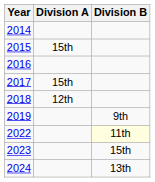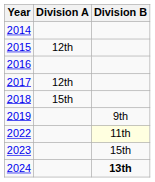(62, 47) 15th -> (62, 47) 12th
(62, 82) 15th -> (62, 82) 12th
(62, 99) 12th -> (62, 99) 15th
(120, 168) normal -> (120, 168) bold
